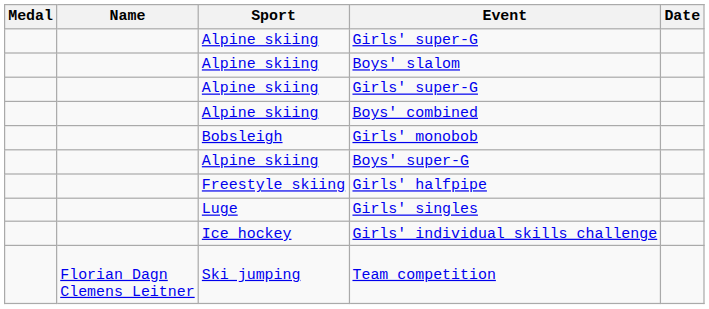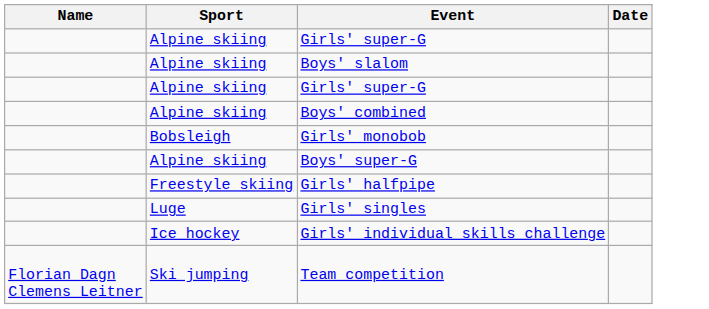- column: (31, 17)
